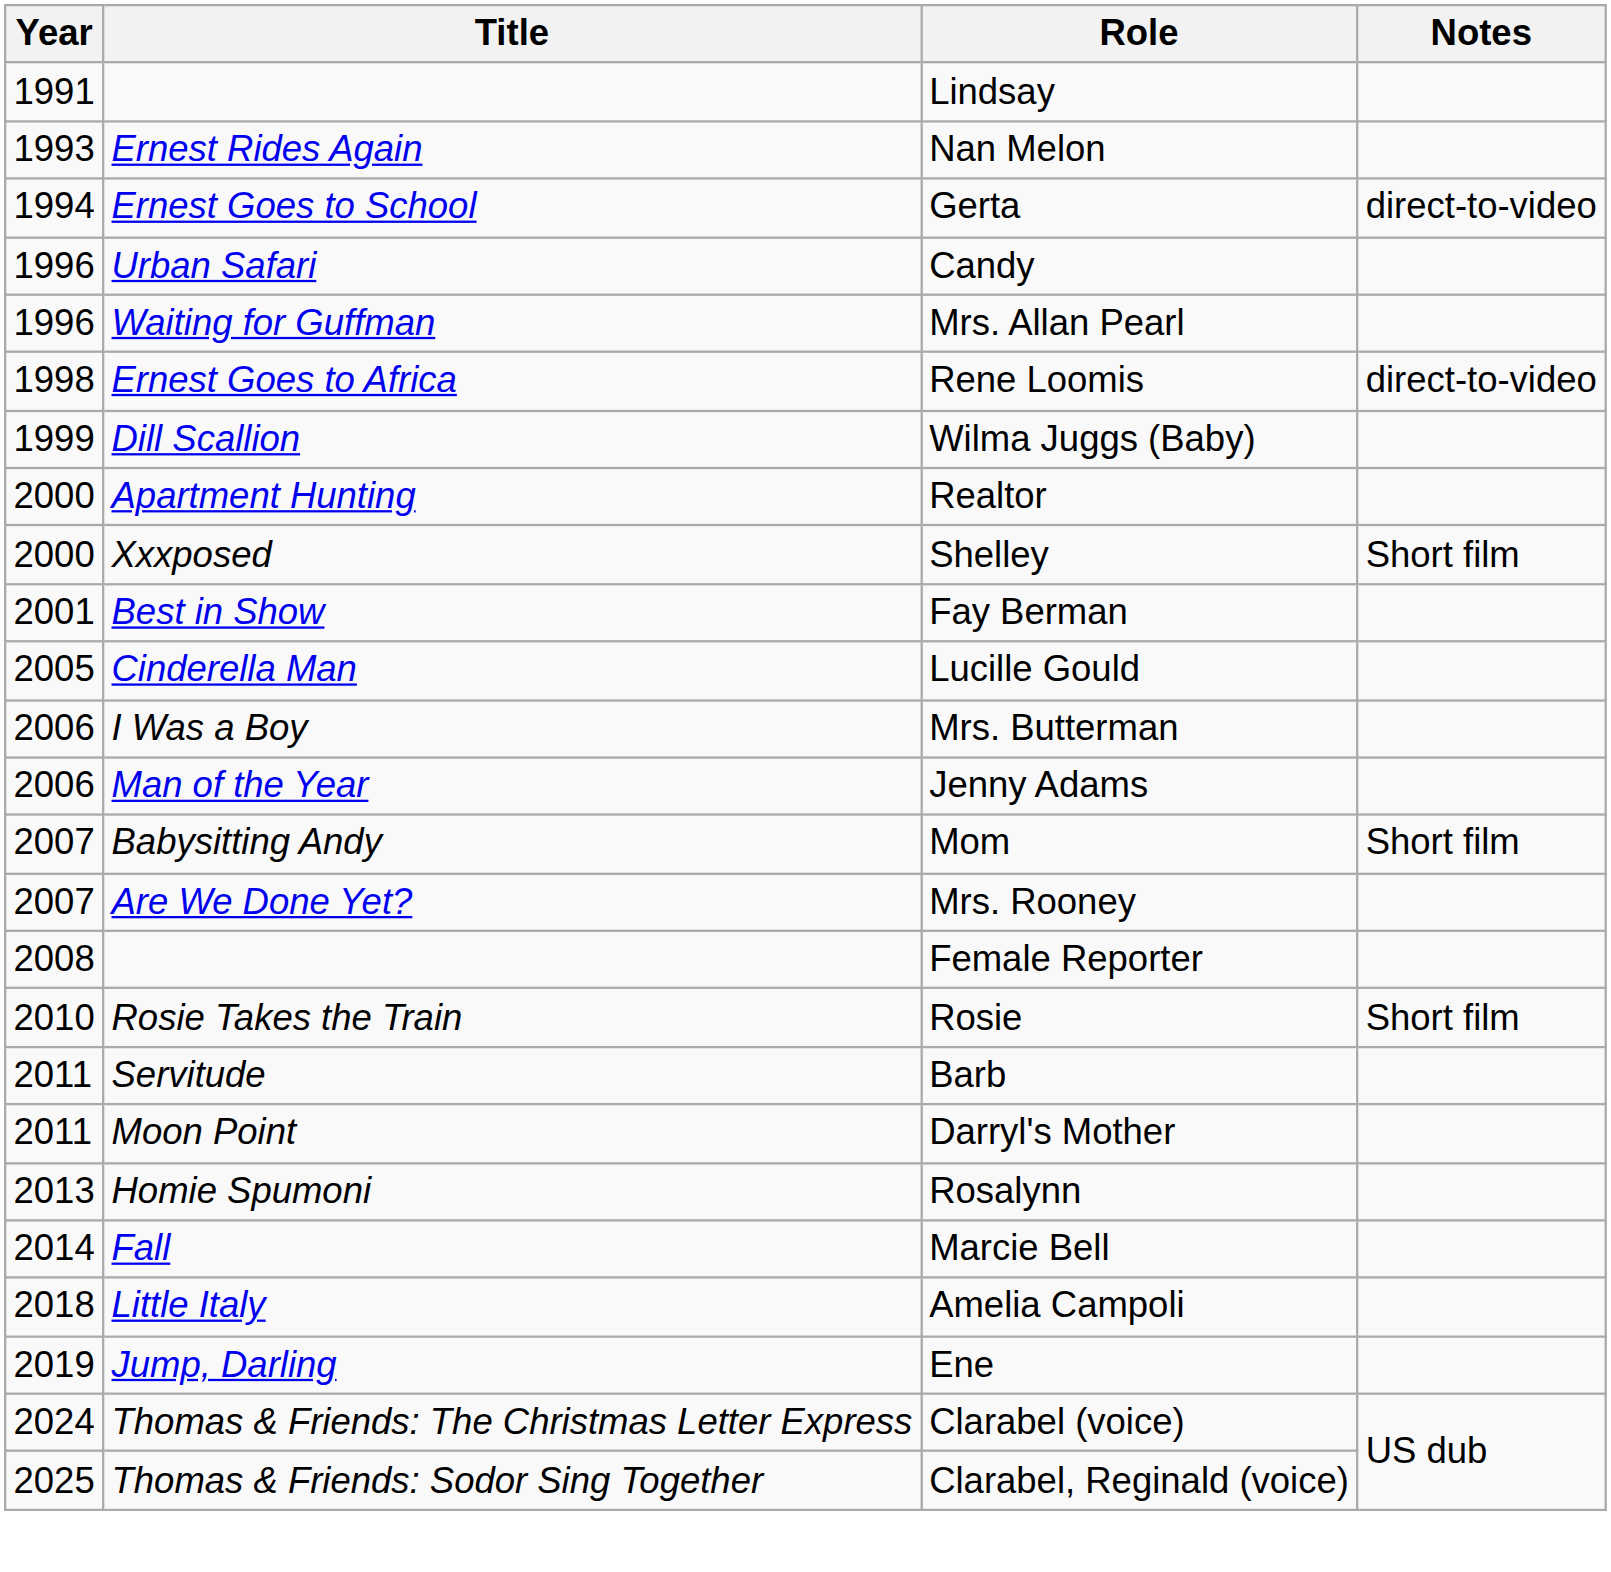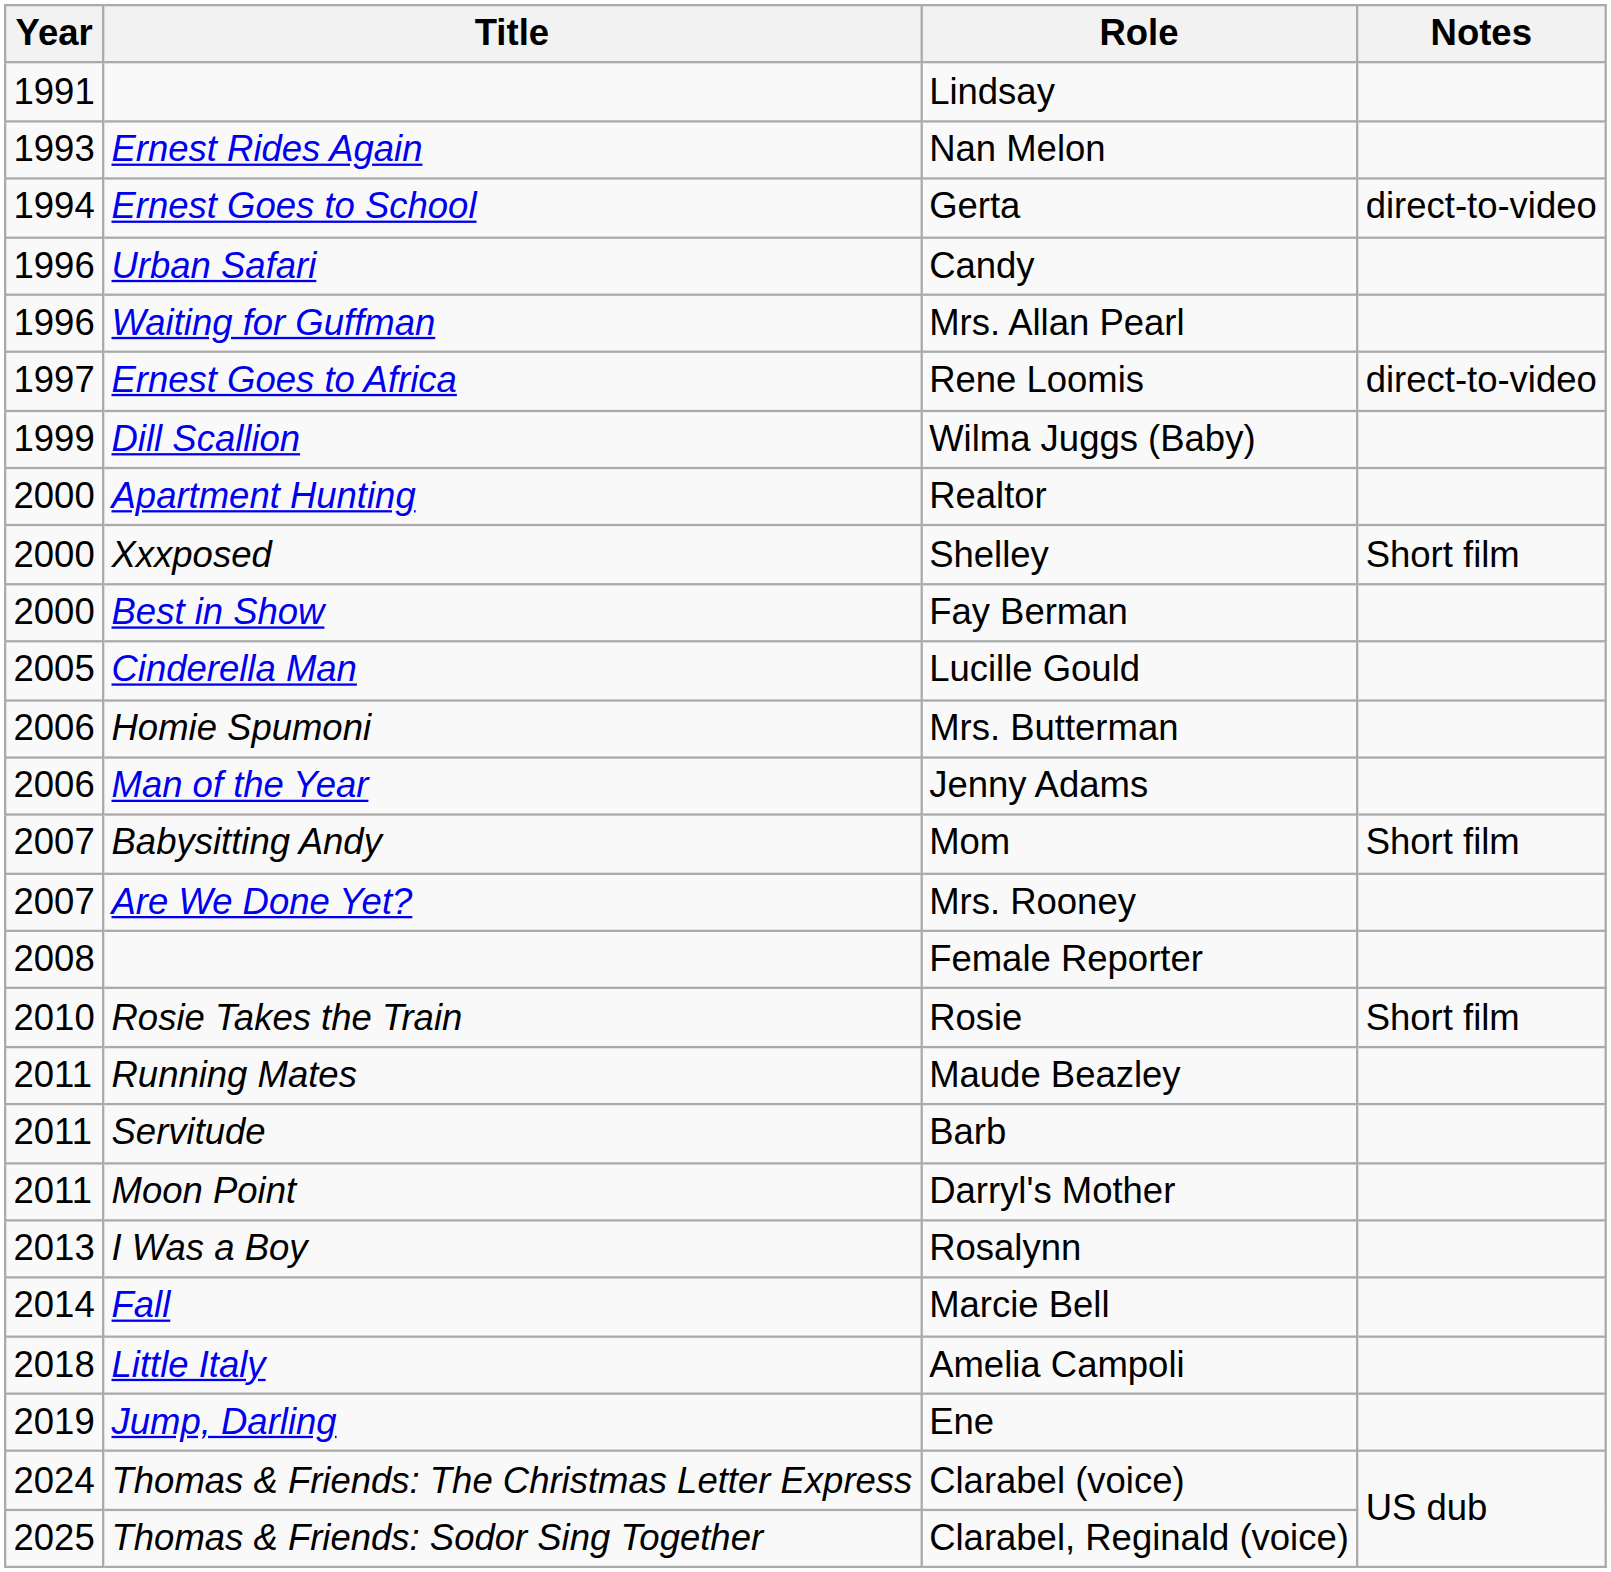(54, 380) 1998 -> (54, 380) 1997
(54, 611) 2001 -> (54, 611) 2000
(210, 727) I Was a Boy -> (241, 727) Homie Spumoni
+ row: (1055, 1074)
(241, 1190) Homie Spumoni -> (210, 1248) I Was a Boy
